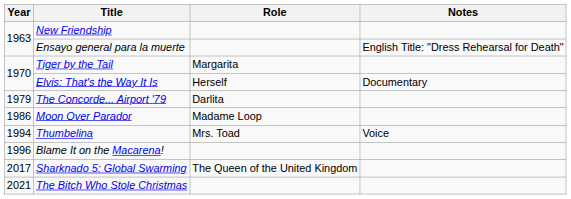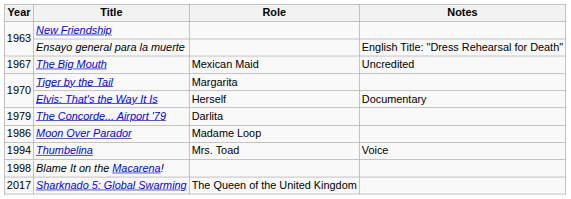+ row: (71, 64)
(19, 151) 1996 -> (19, 168) 1998
- row: (112, 185)
